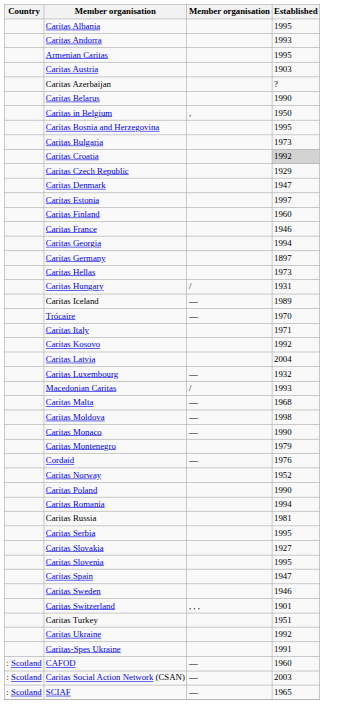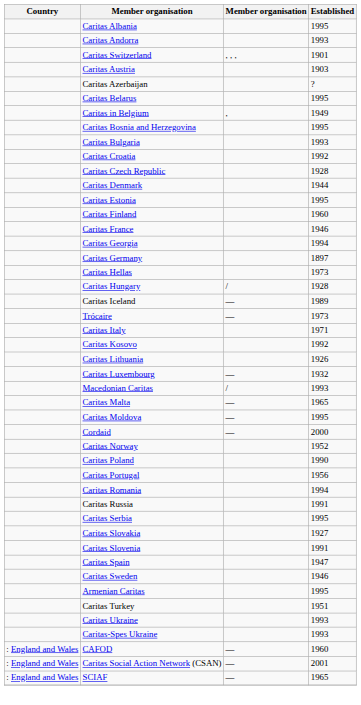rows swapped: (77, 55) <-> (80, 606)
(283, 99) 1990 -> (320, 99) 1995
(283, 113) 1950 -> (320, 113) 1949
(283, 142) 1973 -> (320, 142) 1993
(283, 157) lightgrey background -> (320, 157) no background
(283, 171) 1929 -> (320, 171) 1928
(283, 185) 1947 -> (320, 185) 1944
(283, 200) 1997 -> (320, 200) 1995
(283, 287) 1931 -> (320, 287) 1928
(283, 316) 1970 -> (320, 316) 1973
- row: (71, 359)
+ row: (113, 359)
(283, 403) 1968 -> (320, 403) 1965
(283, 417) 1998 -> (320, 417) 1995
- row: (74, 432)
- row: (81, 446)
(283, 461) 1976 -> (320, 432) 2000
+ row: (111, 475)
(283, 519) 1981 -> (320, 504) 1991
(283, 562) 1995 -> (320, 548) 1991
(283, 635) 1992 -> (320, 620) 1993
(283, 649) 1991 -> (320, 635) 1993
(24, 664) : Scotland -> (42, 649) : England and Wales
(24, 678) : Scotland -> (42, 664) : England and Wales
(283, 678) 2003 -> (320, 664) 2001
(24, 693) : Scotland -> (42, 678) : England and Wales
